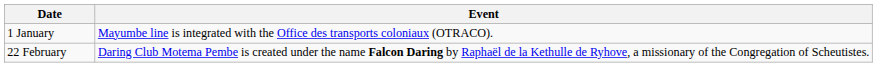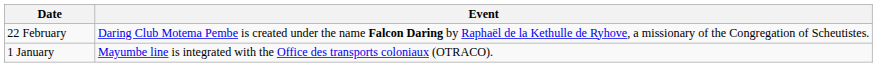rows swapped: (31, 33) <-> (37, 52)
